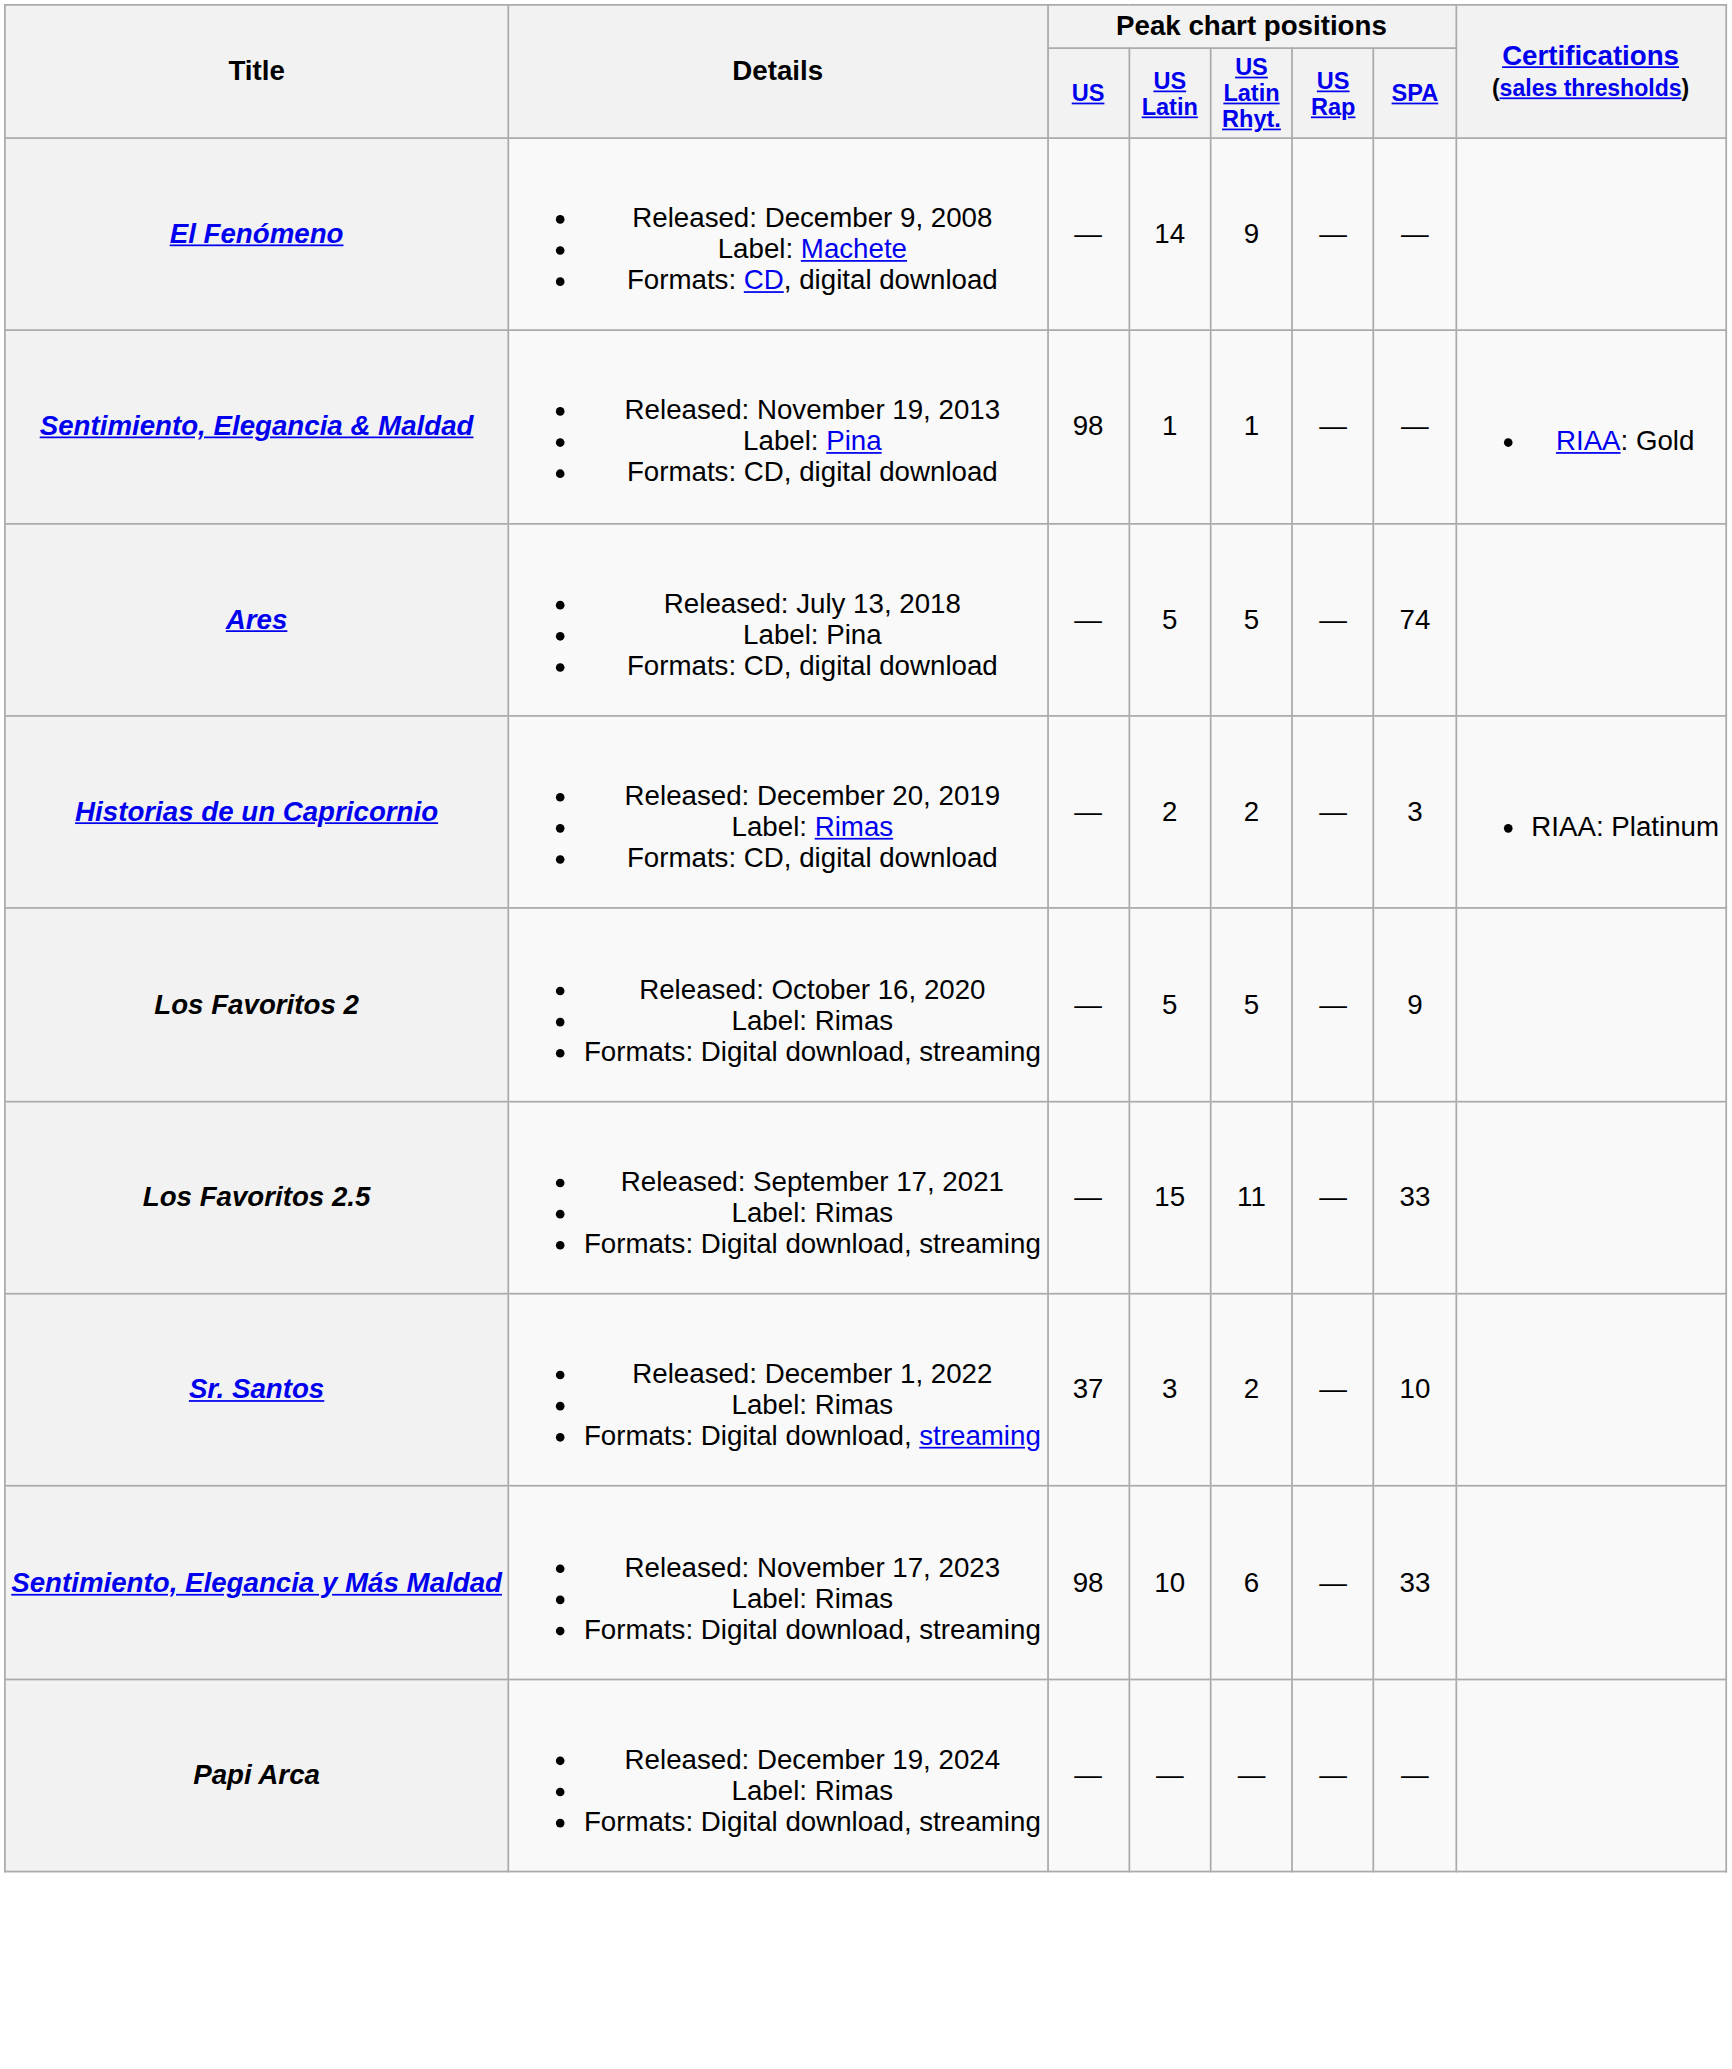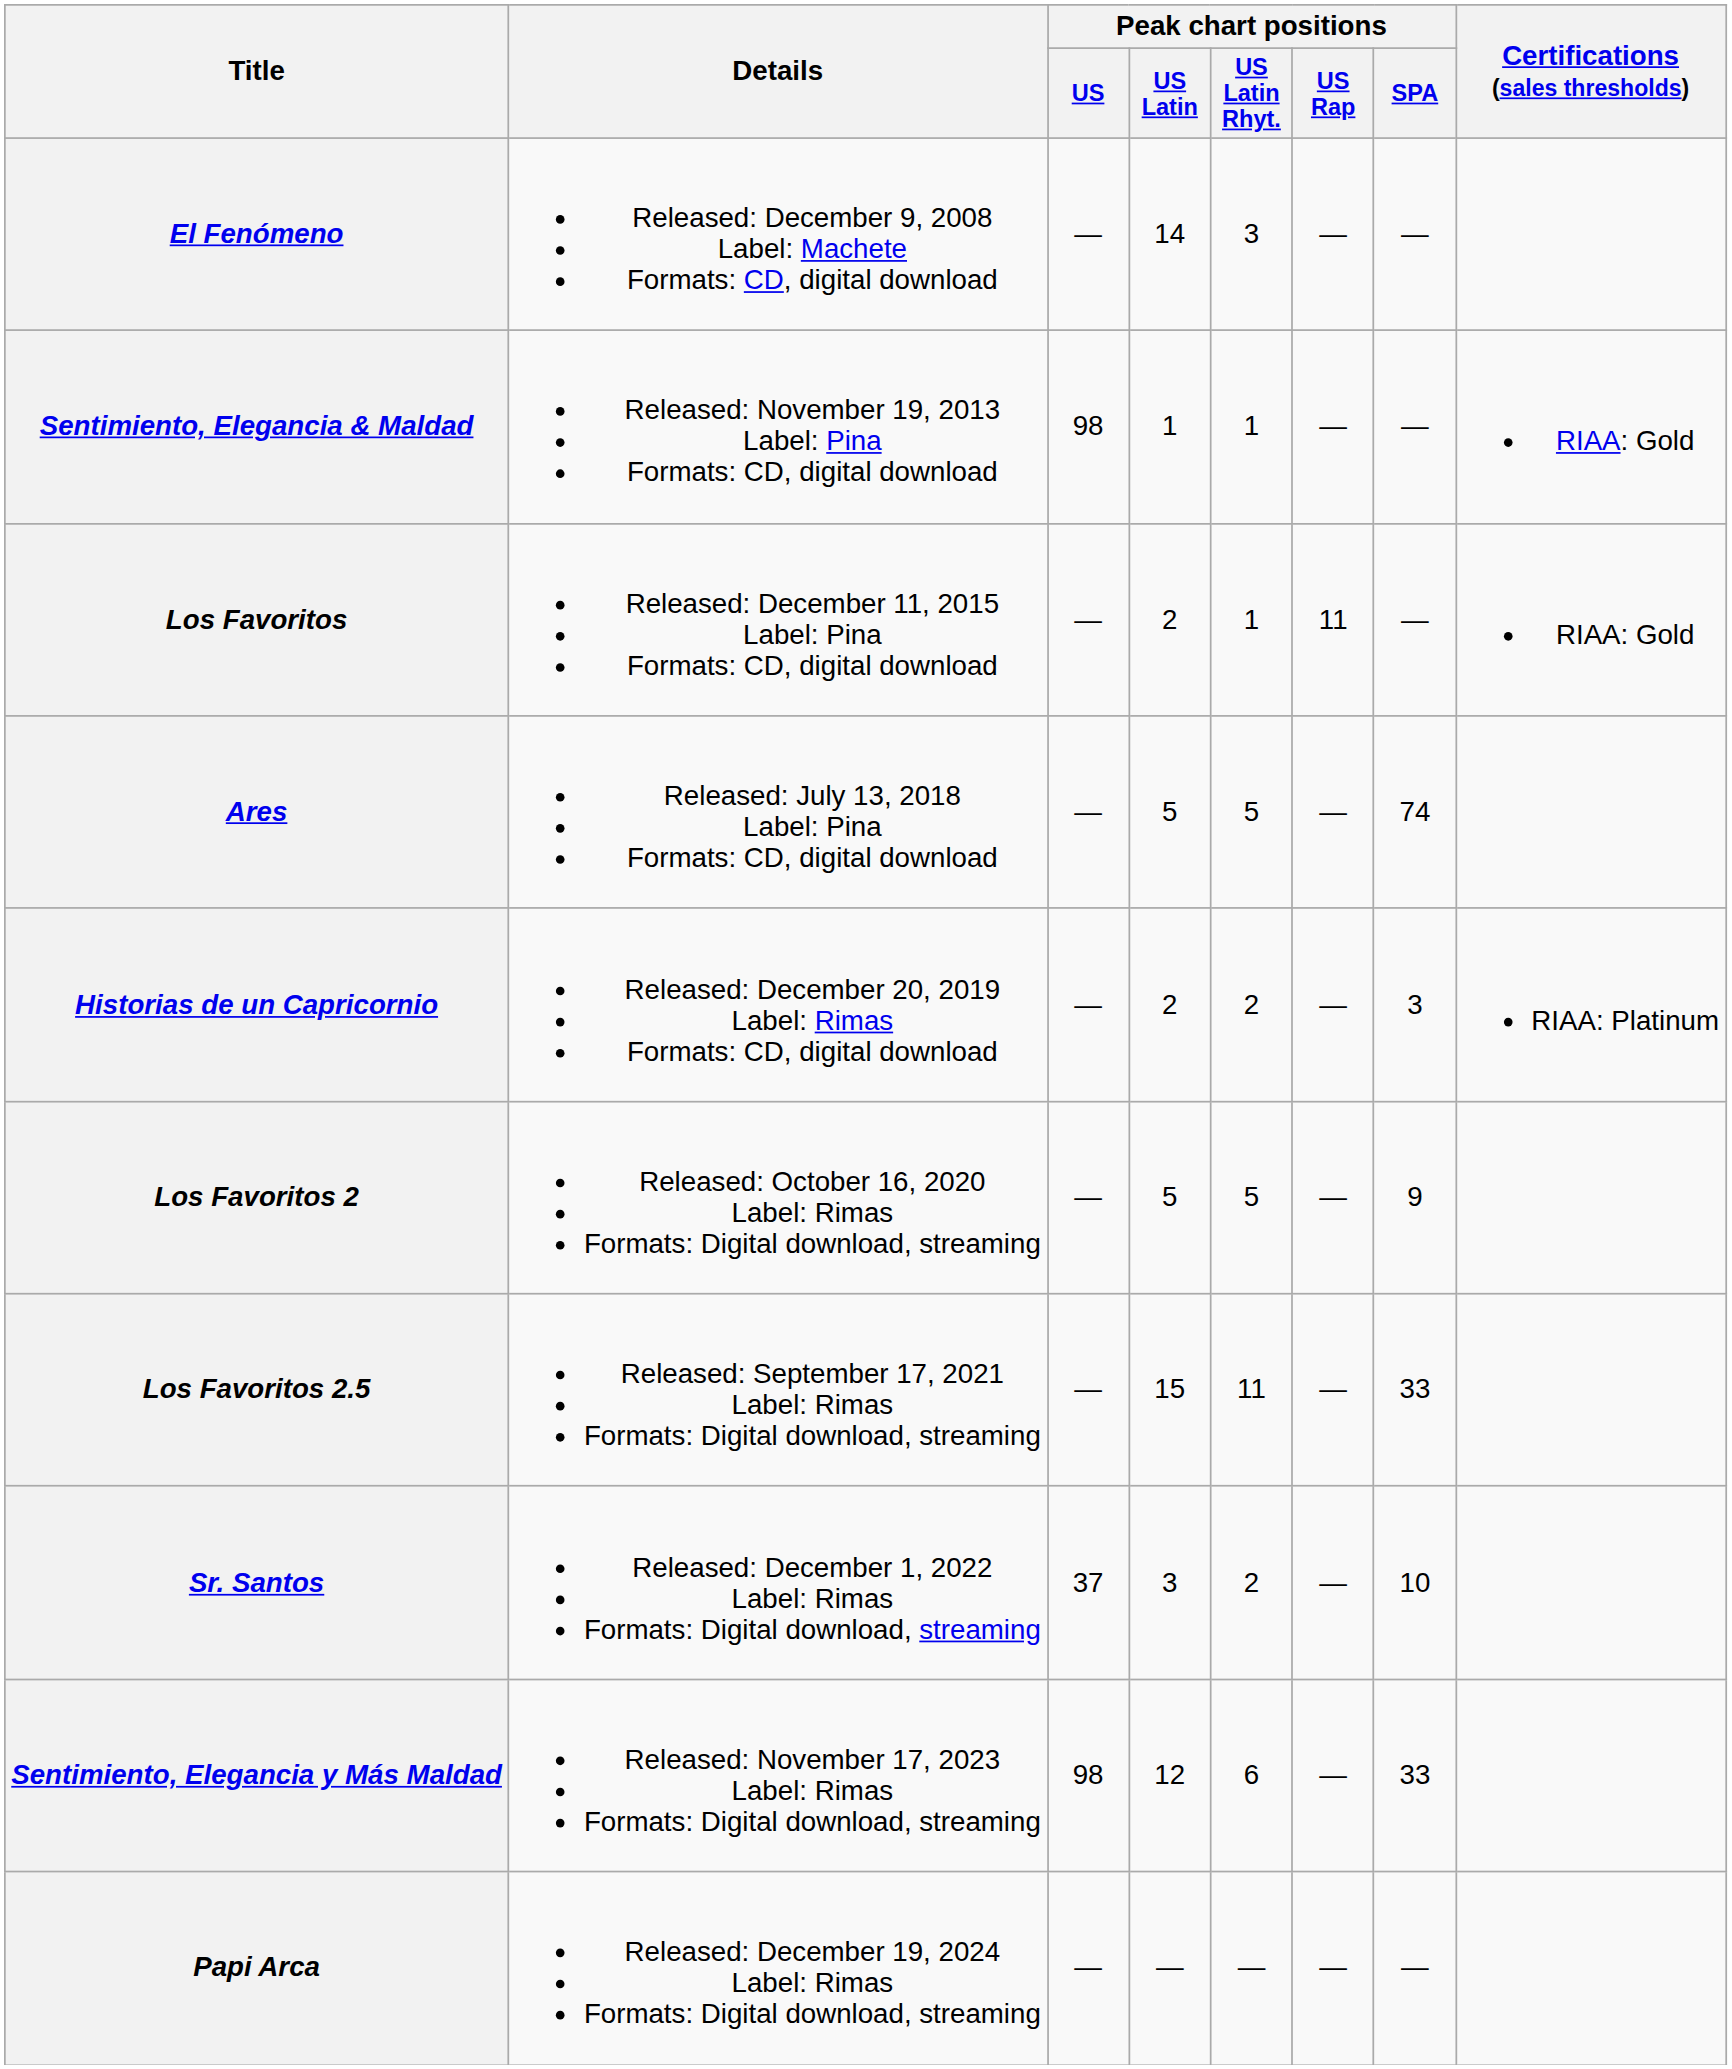(1251, 233) 9 -> (1251, 233) 3
+ row: (257, 619)
(1170, 1582) 10 -> (1170, 1775) 12
